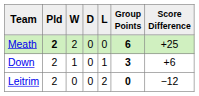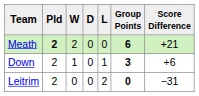(170, 44) +25 -> (170, 44) +21
(170, 82) −12 -> (170, 82) −31
